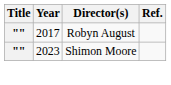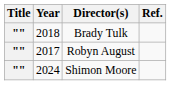+ row: (101, 32)
(48, 51) 2023 -> (48, 70) 2024
